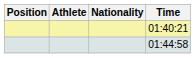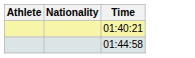- column: (27, 12)
